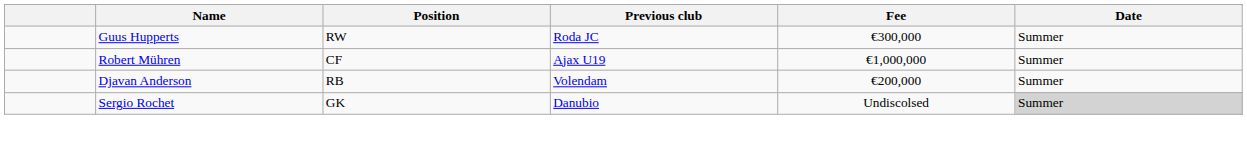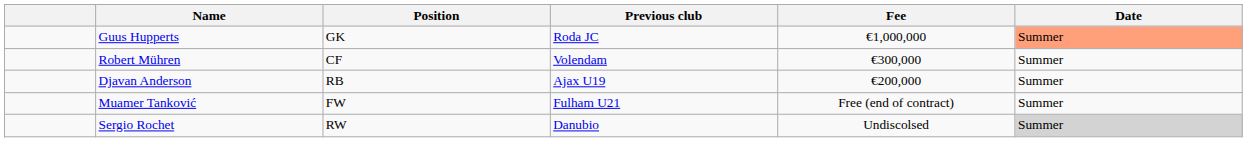(336, 37) RW -> (335, 37) GK
(896, 37) €300,000 -> (896, 37) €1,000,000
(1041, 37) no background -> (1041, 37) lightsalmon background
(579, 59) Ajax U19 -> (580, 59) Volendam
(896, 59) €1,000,000 -> (896, 59) €300,000
(580, 81) Volendam -> (579, 81) Ajax U19
+ row: (147, 103)
(335, 103) GK -> (336, 125) RW
